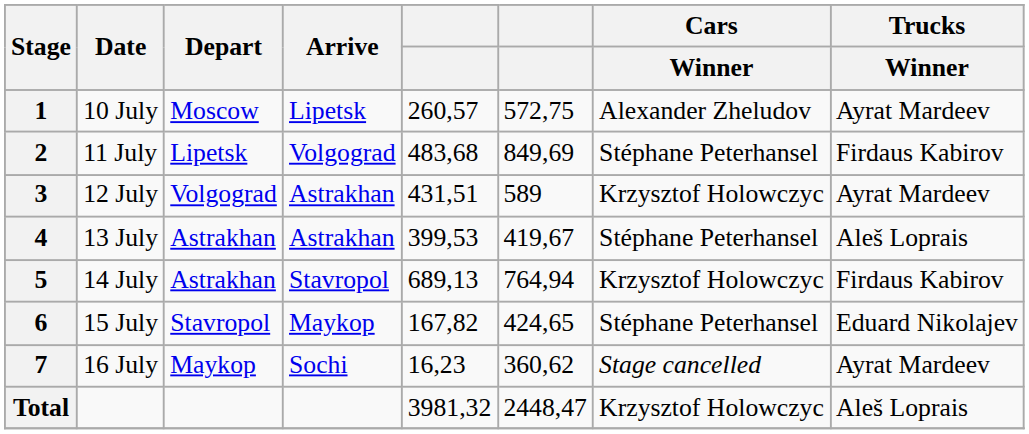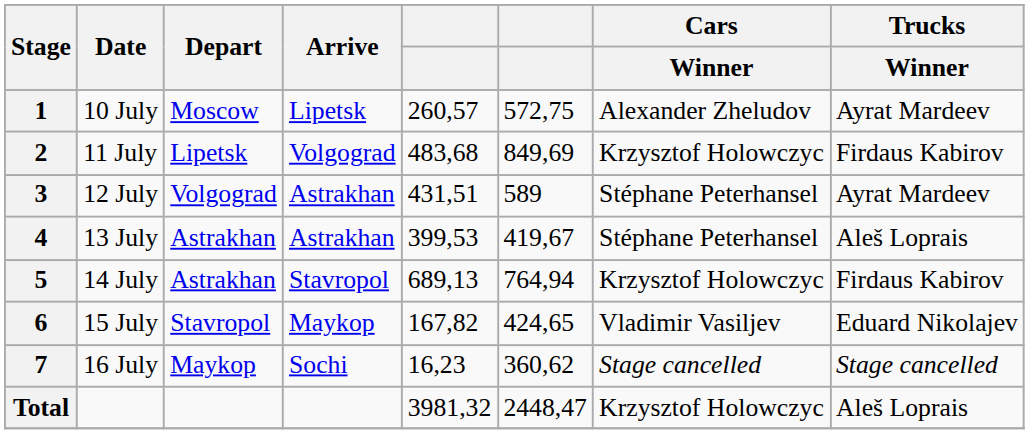(709, 152) Stéphane Peterhansel -> (711, 152) Krzysztof Holowczyc
(711, 194) Krzysztof Holowczyc -> (709, 194) Stéphane Peterhansel
(709, 322) Stéphane Peterhansel -> (690, 322) Vladimir Vasiljev
(913, 364) Ayrat Mardeev -> (917, 364) Stage cancelled
